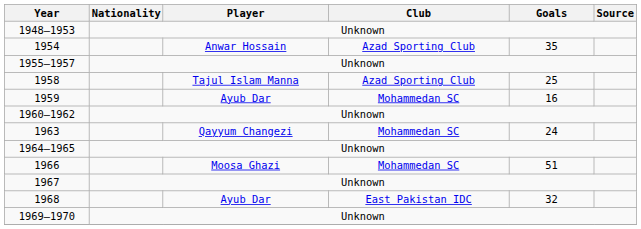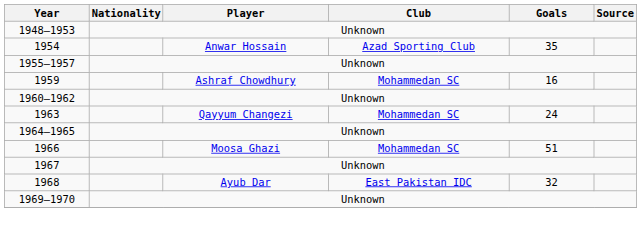- row: (47, 81)
(246, 98) Ayub Dar -> (246, 81) Ashraf Chowdhury
